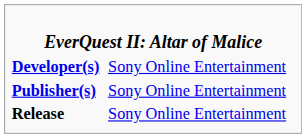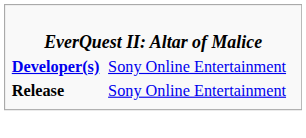- row: (54, 90)
